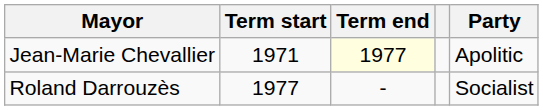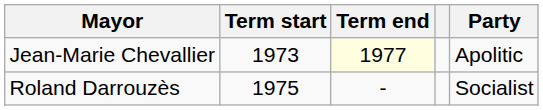(276, 54) 1971 -> (276, 54) 1973
(276, 88) 1977 -> (276, 88) 1975
